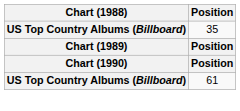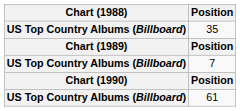+ row: (212, 64)
